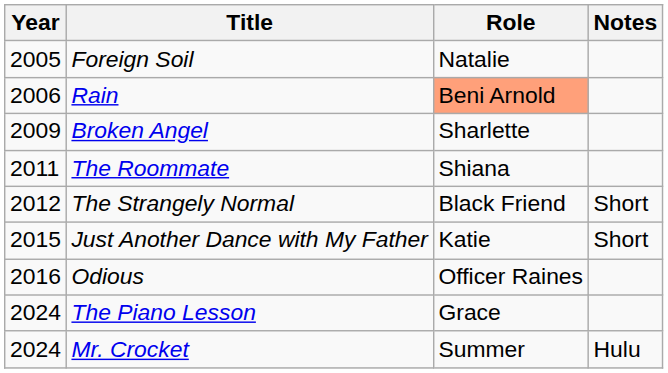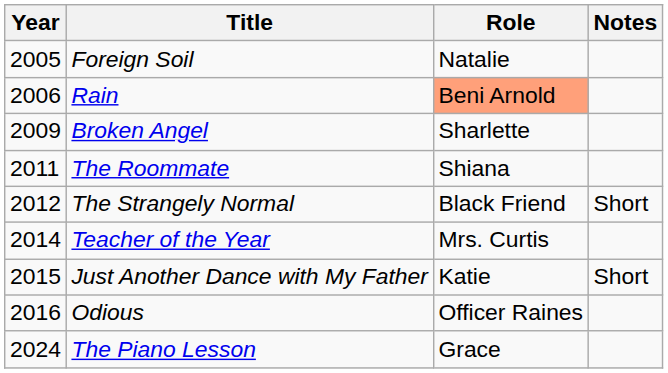+ row: (171, 240)
- row: (130, 349)
